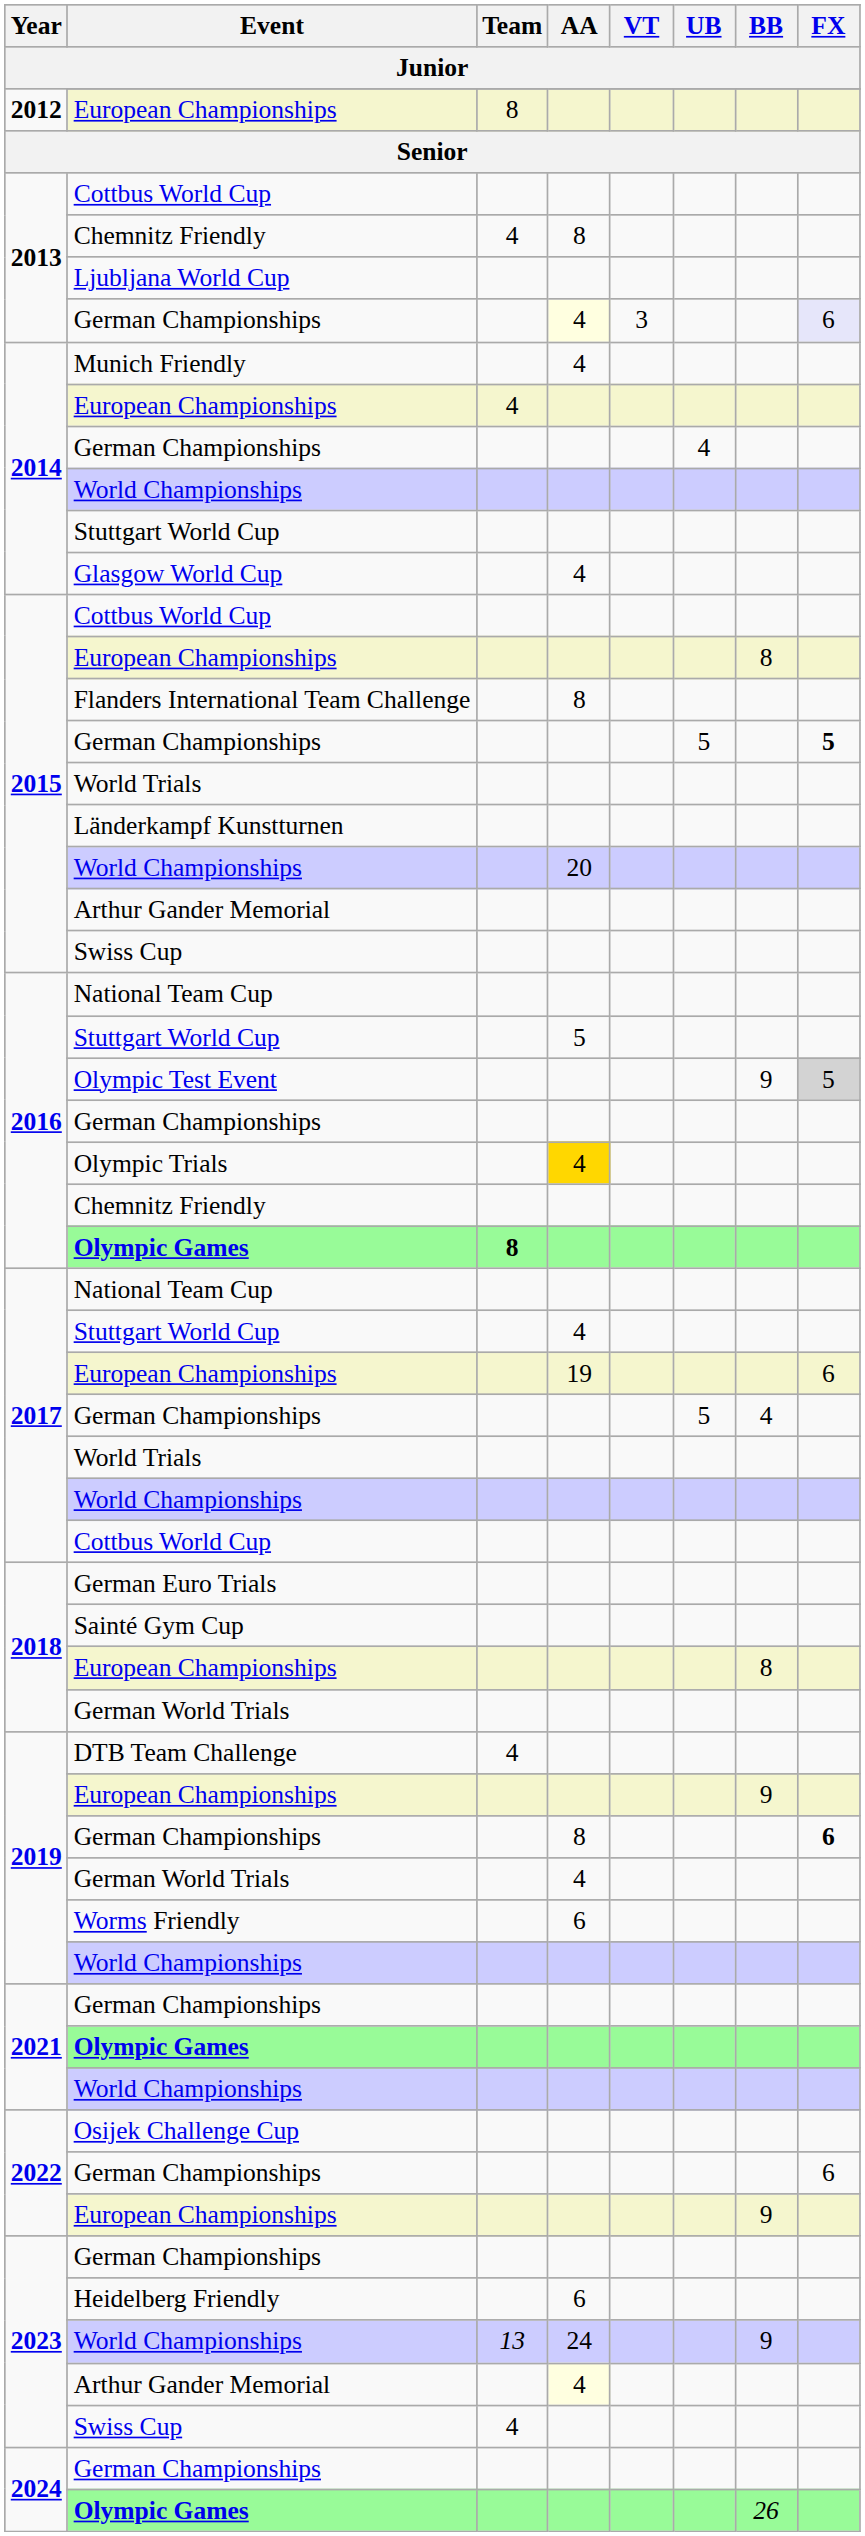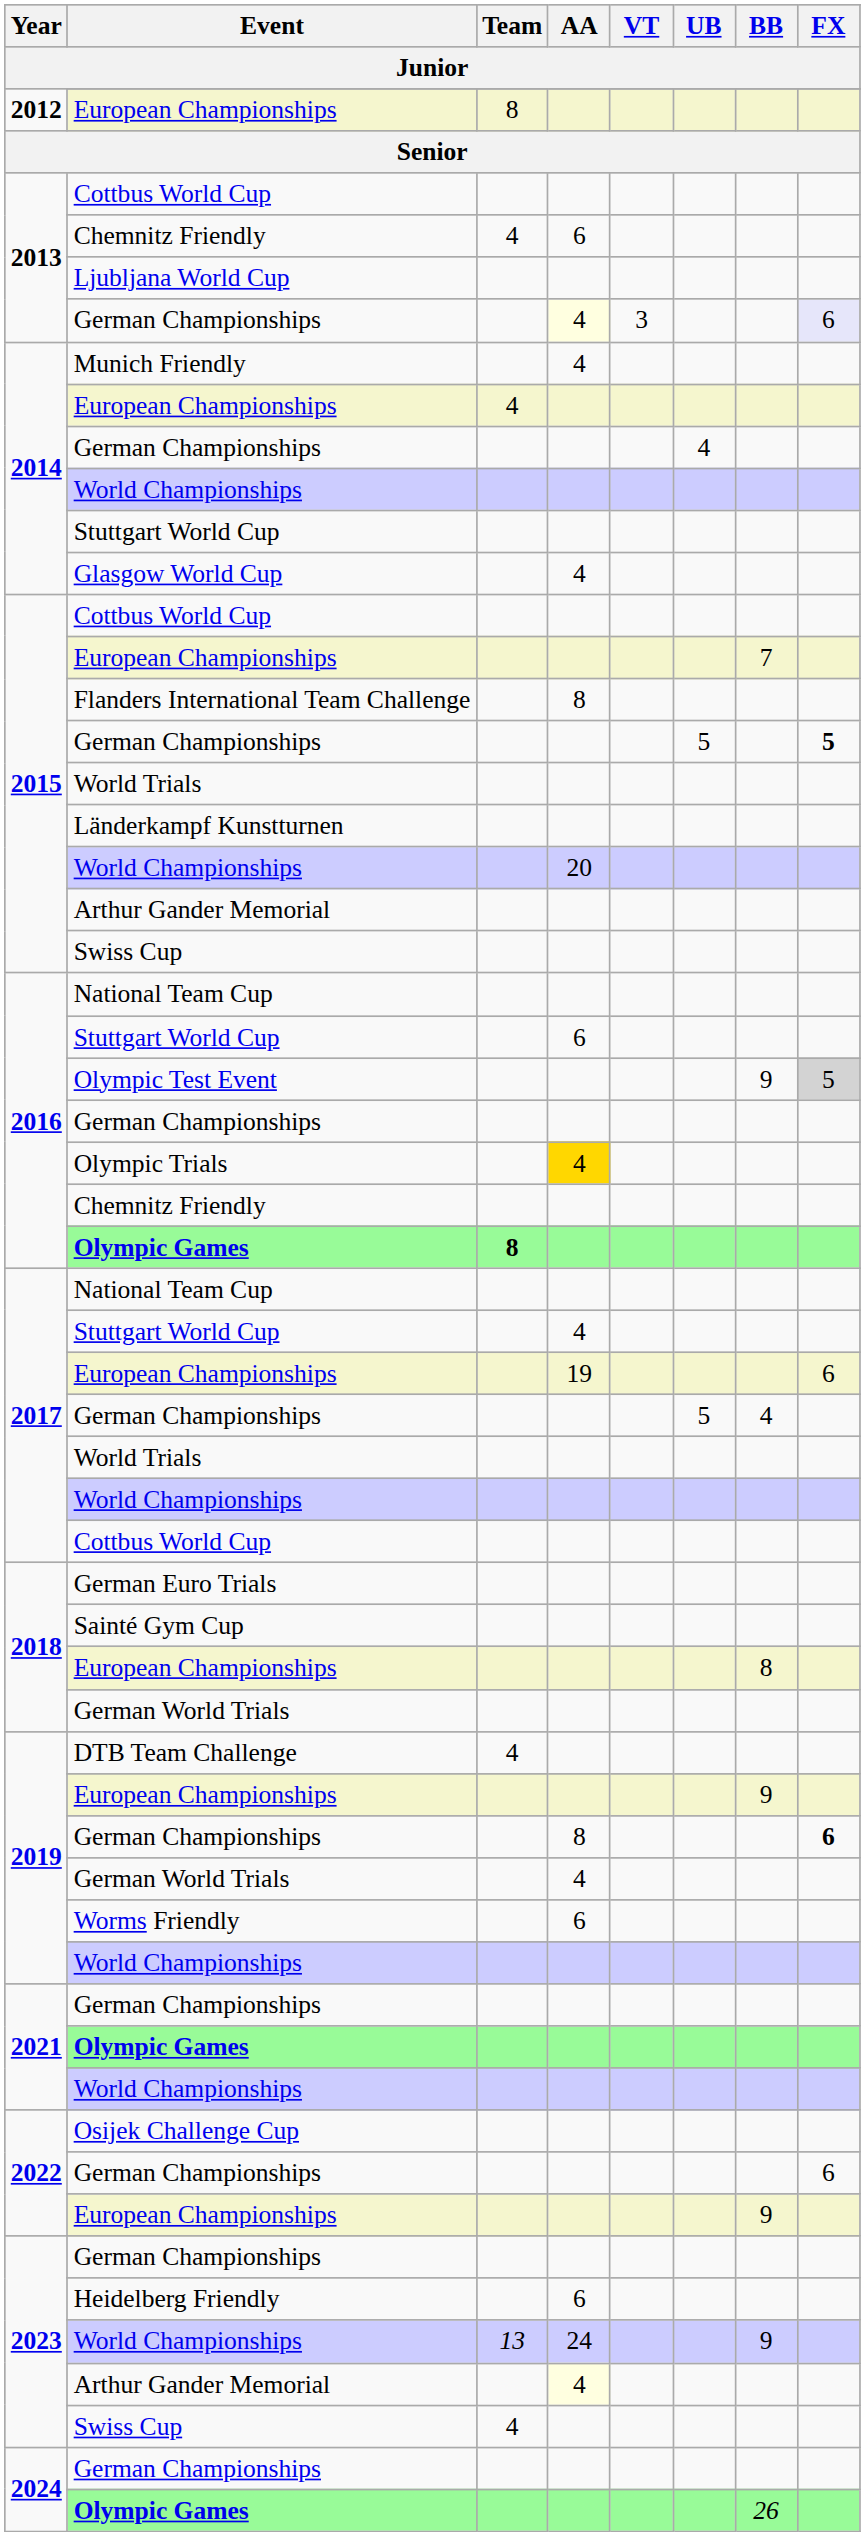(579, 236) 8 -> (579, 236) 6
(766, 657) 8 -> (766, 657) 7
(579, 1036) 5 -> (579, 1036) 6
